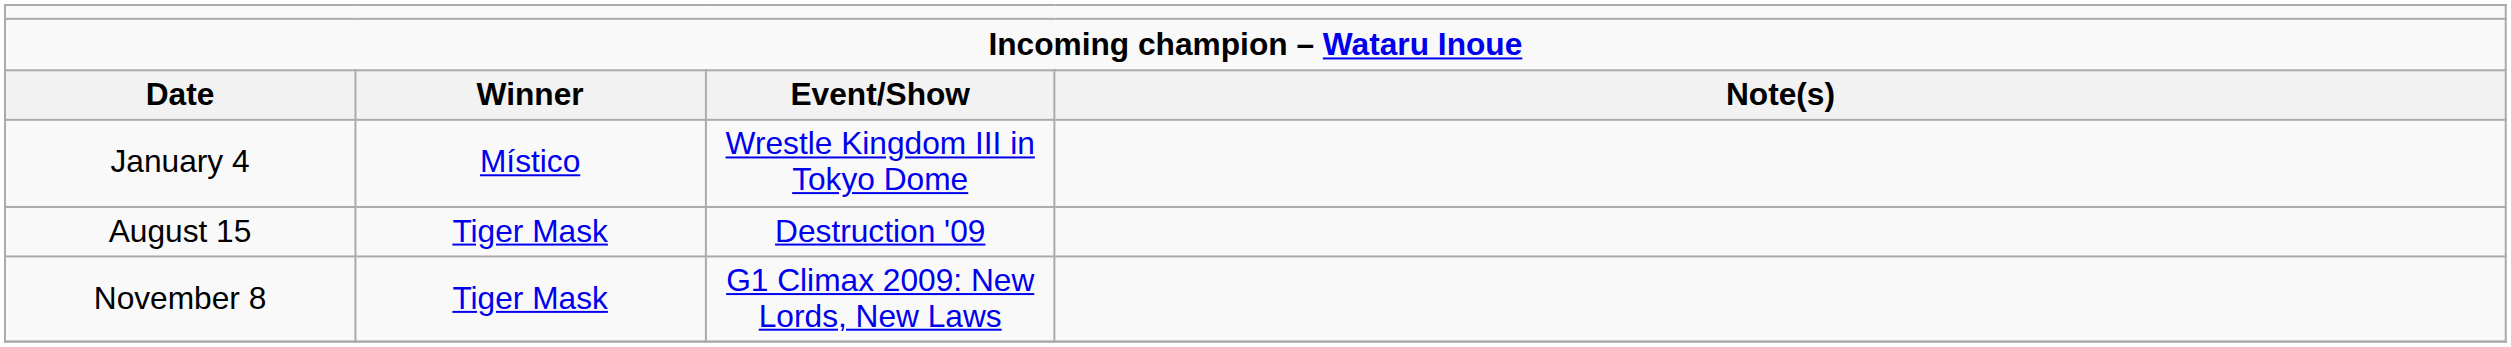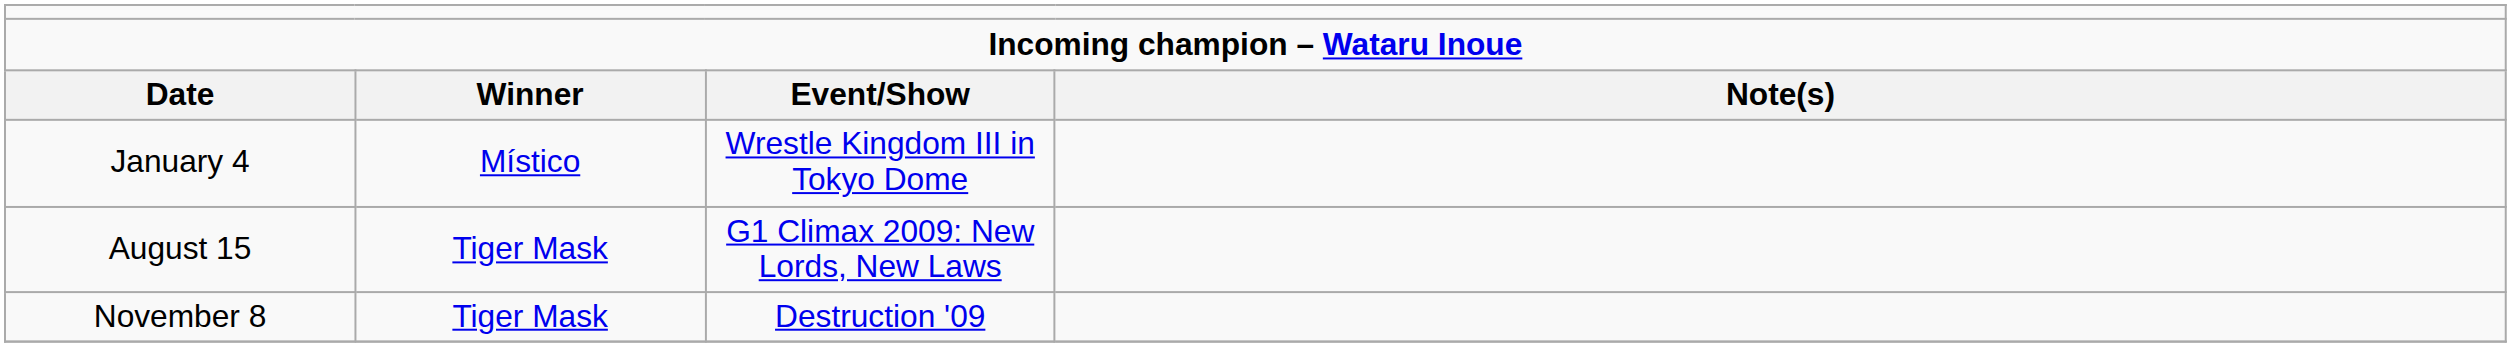(880, 230) Destruction '09 -> (880, 248) G1 Climax 2009: New Lords, New Laws
(880, 298) G1 Climax 2009: New Lords, New Laws -> (880, 316) Destruction '09
